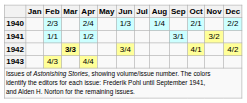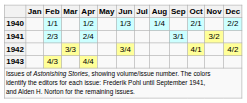(52, 24) 2/3 -> (52, 24) 1/1
(88, 24) 2/4 -> (88, 24) 1/2
(52, 36) 1/1 -> (52, 36) 2/3
(88, 36) 1/2 -> (88, 36) 2/4
(70, 49) bold -> (70, 49) normal
